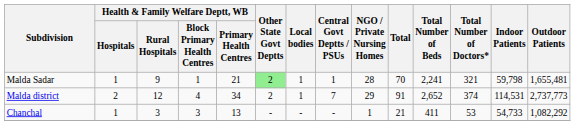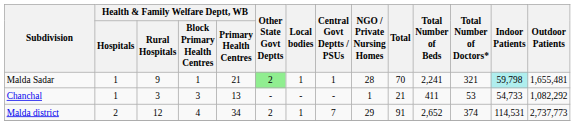(509, 80) no background -> (509, 80) paleturquoise background
rows swapped: (24, 112) <-> (33, 96)
